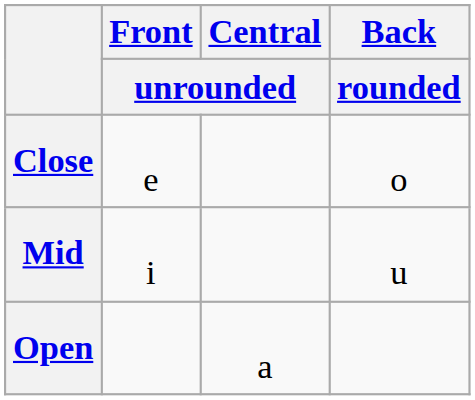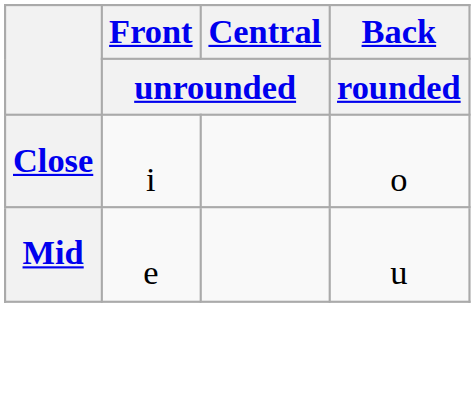(151, 179) e -> (151, 179) i
(151, 272) i -> (151, 272) e
- row: (53, 346)
